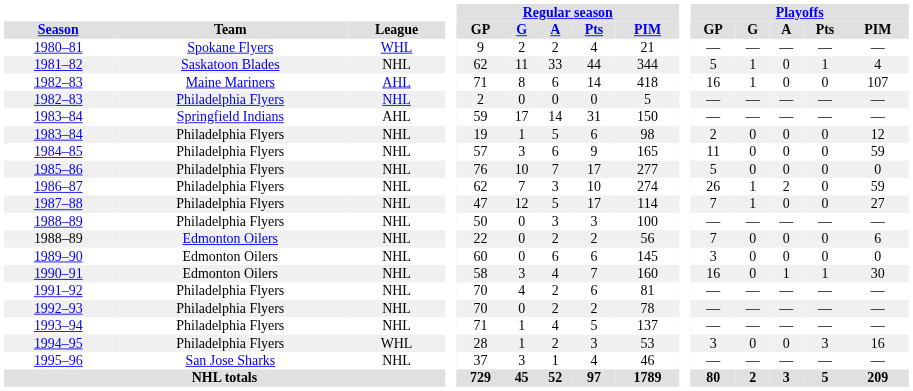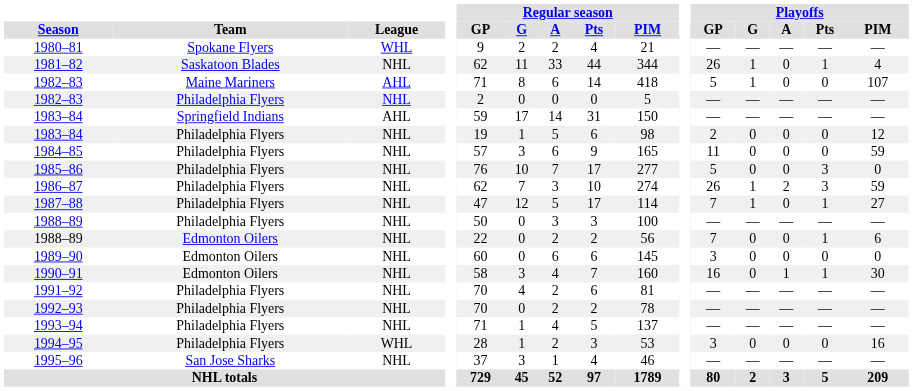(713, 64) 5 -> (713, 64) 26
(713, 82) 16 -> (713, 82) 5
(825, 169) 0 -> (825, 169) 3
(825, 186) 0 -> (825, 186) 3
(825, 204) 0 -> (825, 204) 1
(825, 238) 0 -> (825, 238) 1
(825, 343) 3 -> (825, 343) 0
